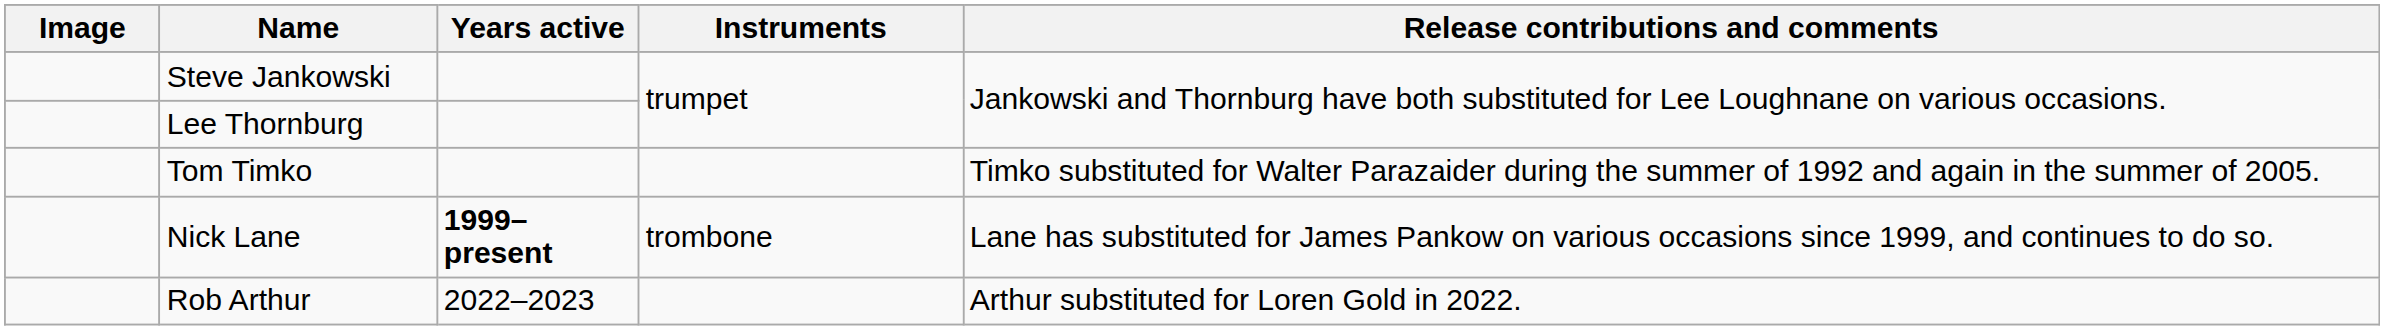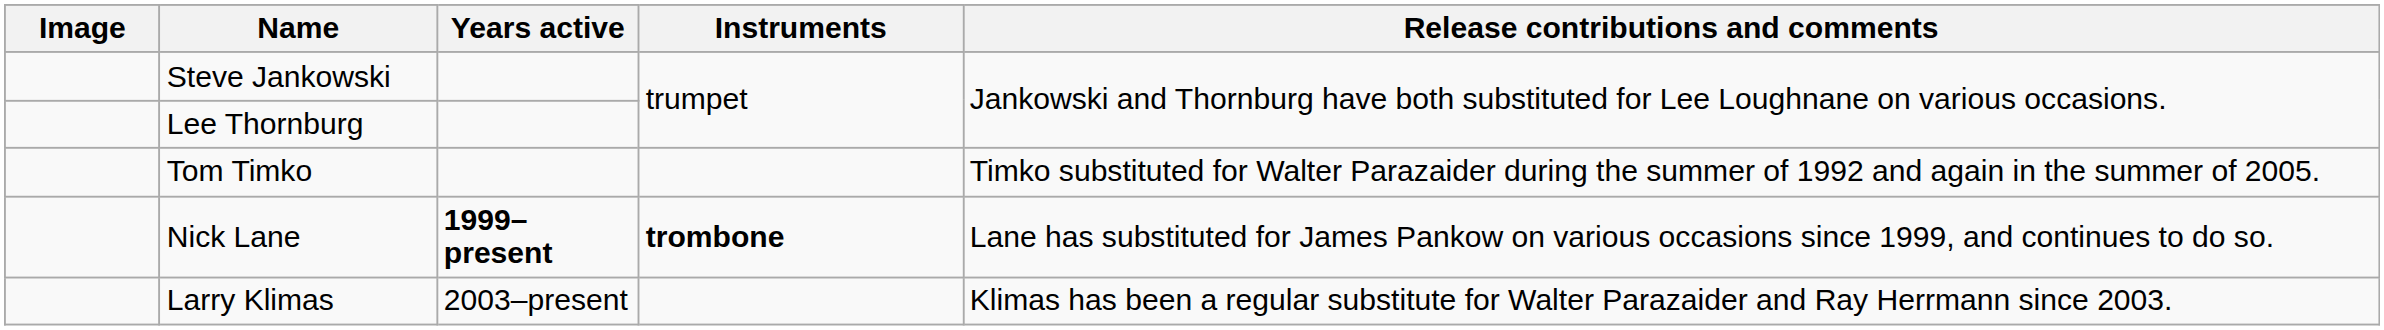(709, 236) normal -> (715, 236) bold
+ row: (250, 300)
- row: (239, 300)
